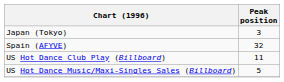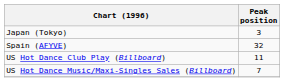(259, 71) 5 -> (259, 71) 7
